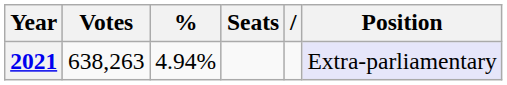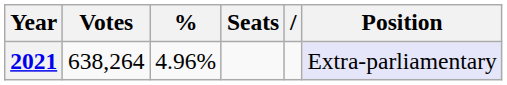(106, 60) 638,263 -> (106, 60) 638,264
(186, 60) 4.94% -> (186, 60) 4.96%
